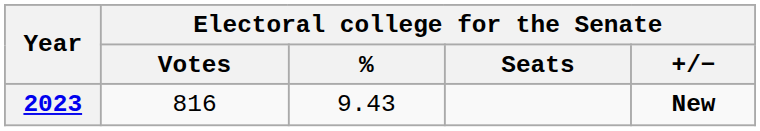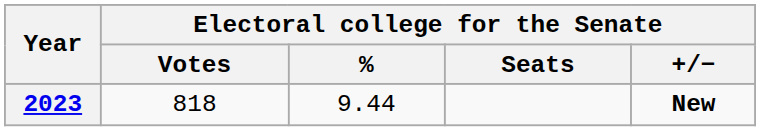(195, 105) 816 -> (195, 105) 818
(366, 105) 9.43 -> (366, 105) 9.44
